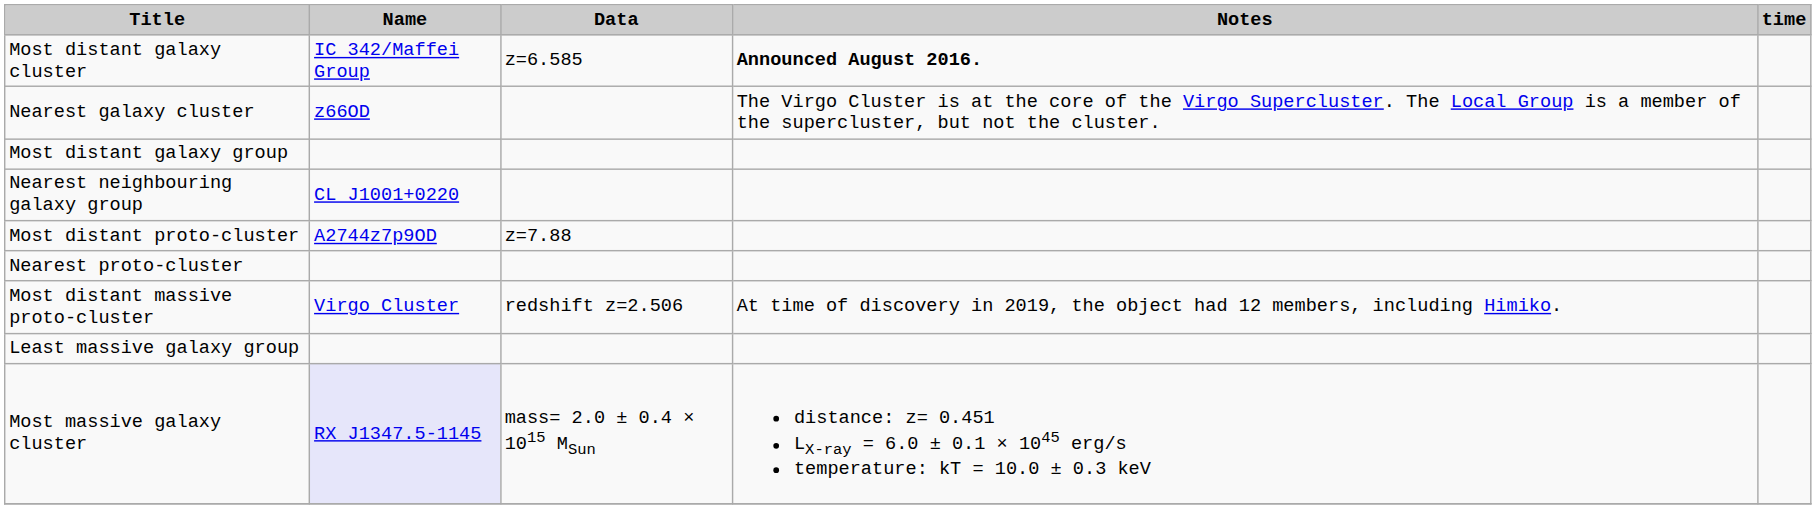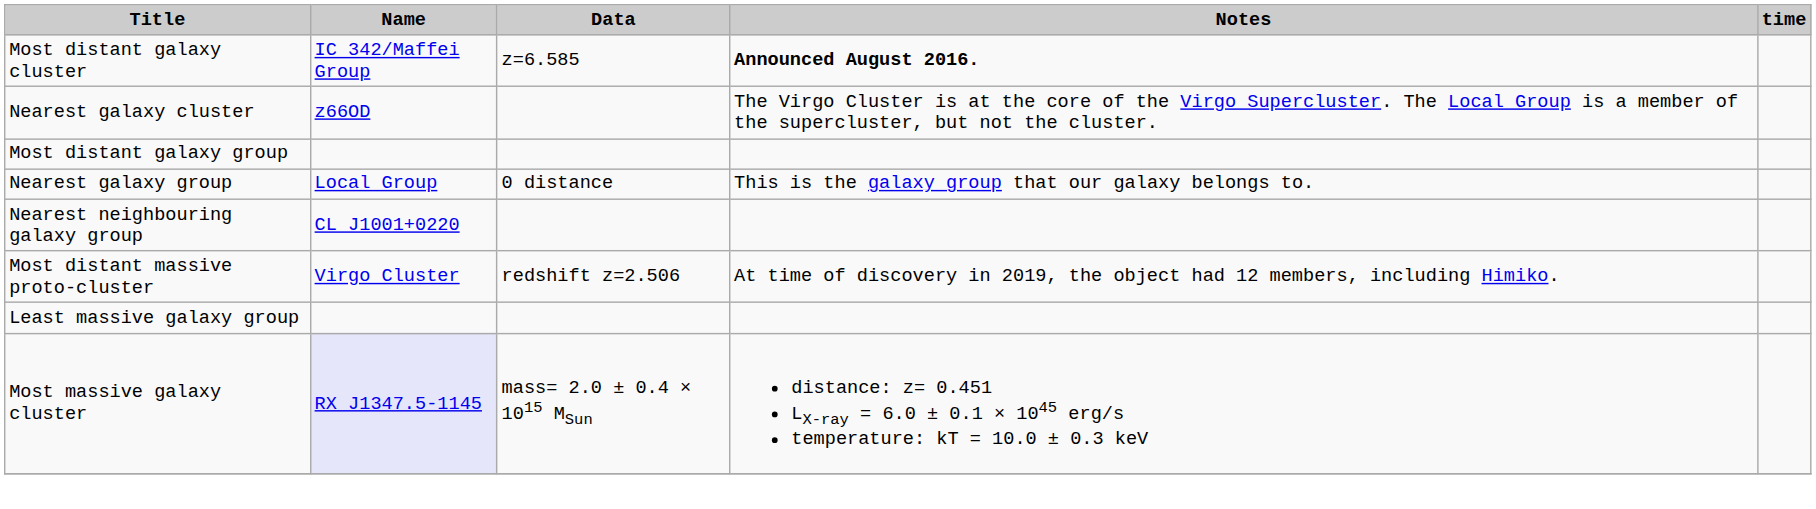+ row: (121, 184)
- row: (154, 236)
- row: (126, 266)
